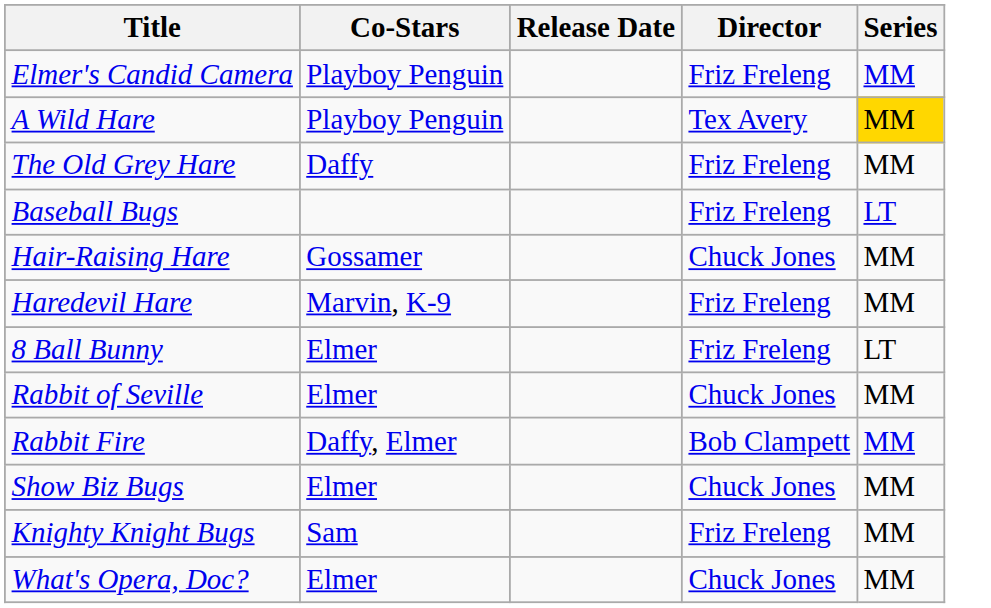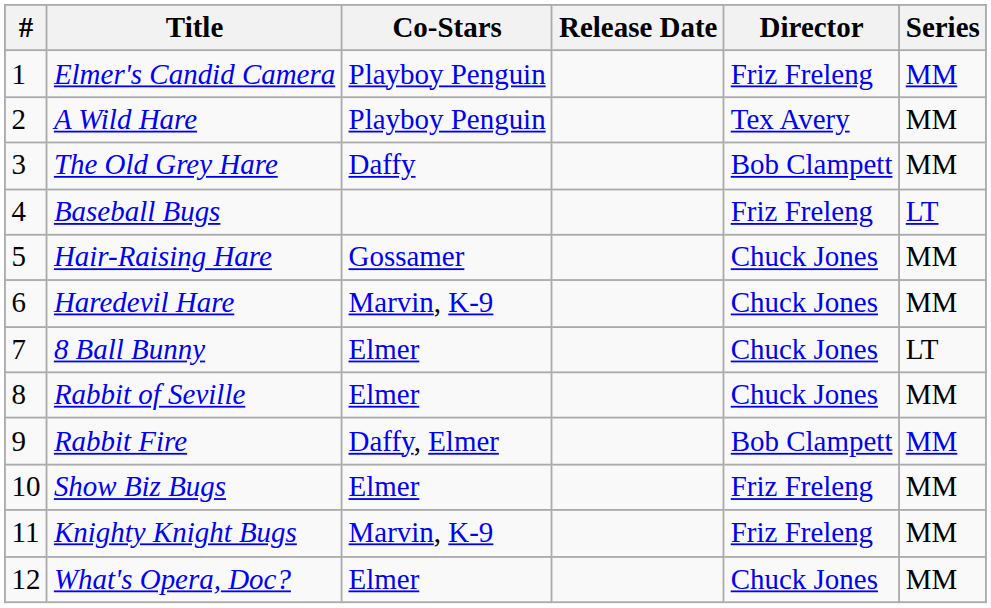+ column: (26, 27)
(889, 119) gold background -> (932, 119) no background
(760, 165) Friz Freleng -> (812, 165) Bob Clampett
(760, 303) Friz Freleng -> (804, 303) Chuck Jones
(760, 348) Friz Freleng -> (804, 348) Chuck Jones
(762, 486) Chuck Jones -> (802, 486) Friz Freleng
(332, 532) Sam -> (421, 532) Marvin, K-9
